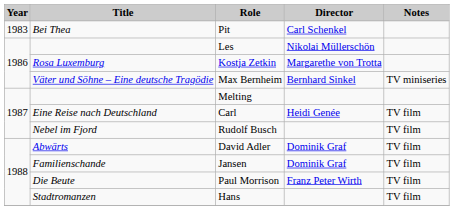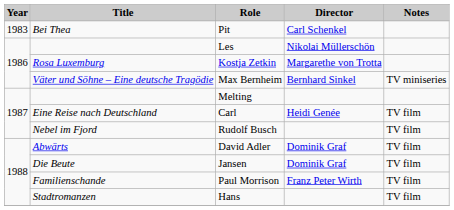(69, 163) Familienschande -> (54, 163) Die Beute
(54, 180) Die Beute -> (69, 180) Familienschande
